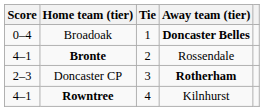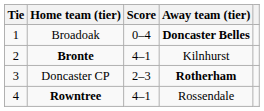columns swapped: (148, 14) <-> (22, 14)
(206, 55) Rossendale -> (206, 55) Kilnhurst
(206, 95) Kilnhurst -> (206, 95) Rossendale
